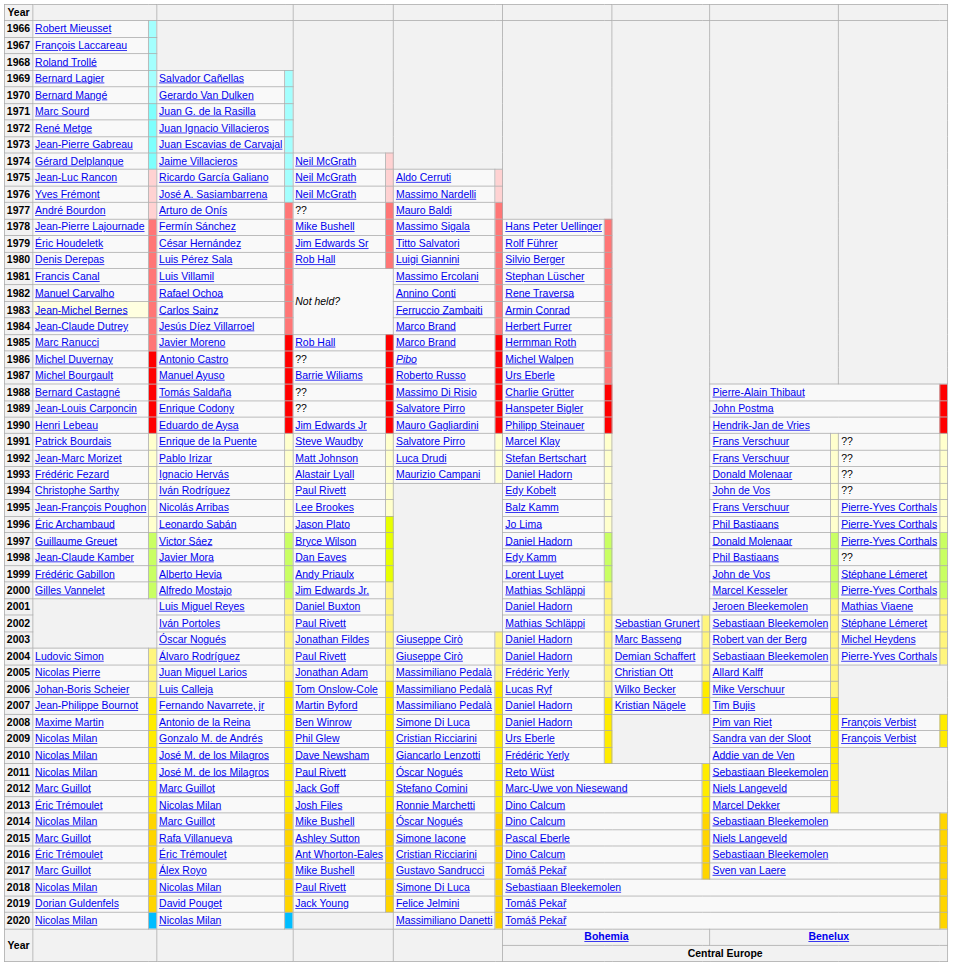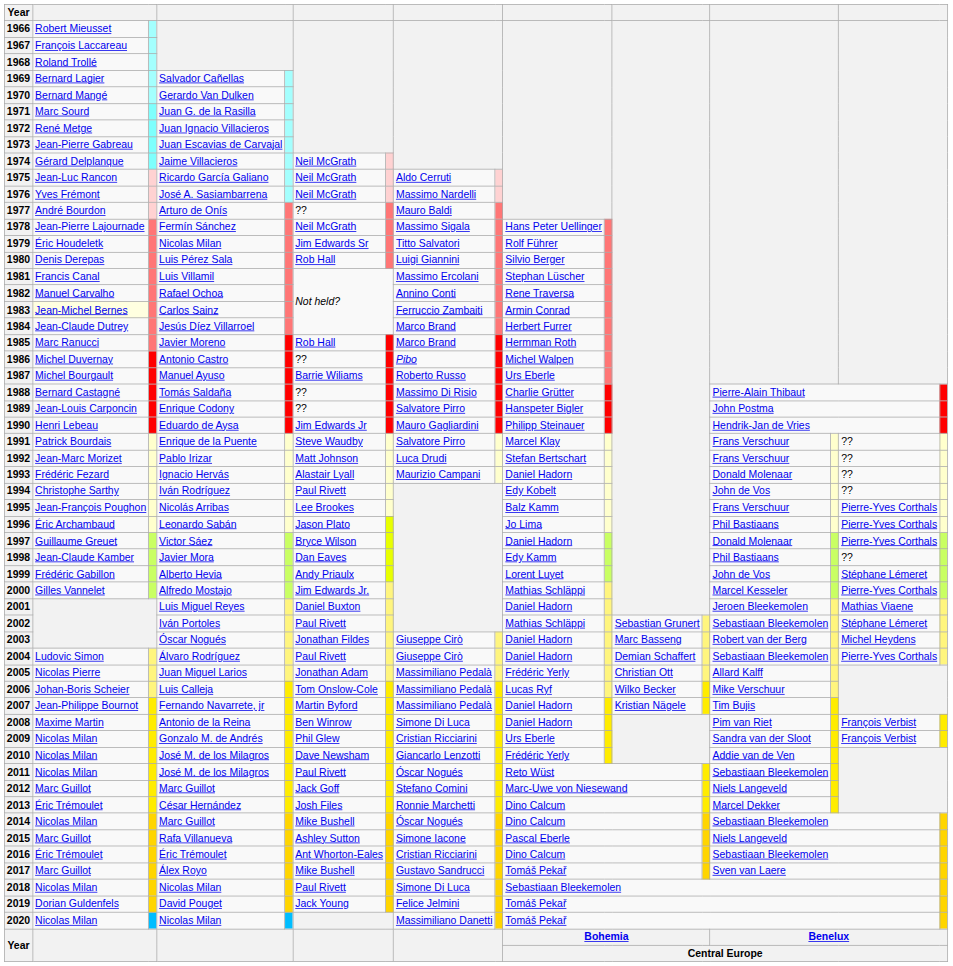(325, 227) Mike Bushell -> (326, 227) Neil McGrath
(200, 243) César Hernández -> (190, 243) Nicolas Milan
(190, 805) Nicolas Milan -> (200, 805) César Hernández
